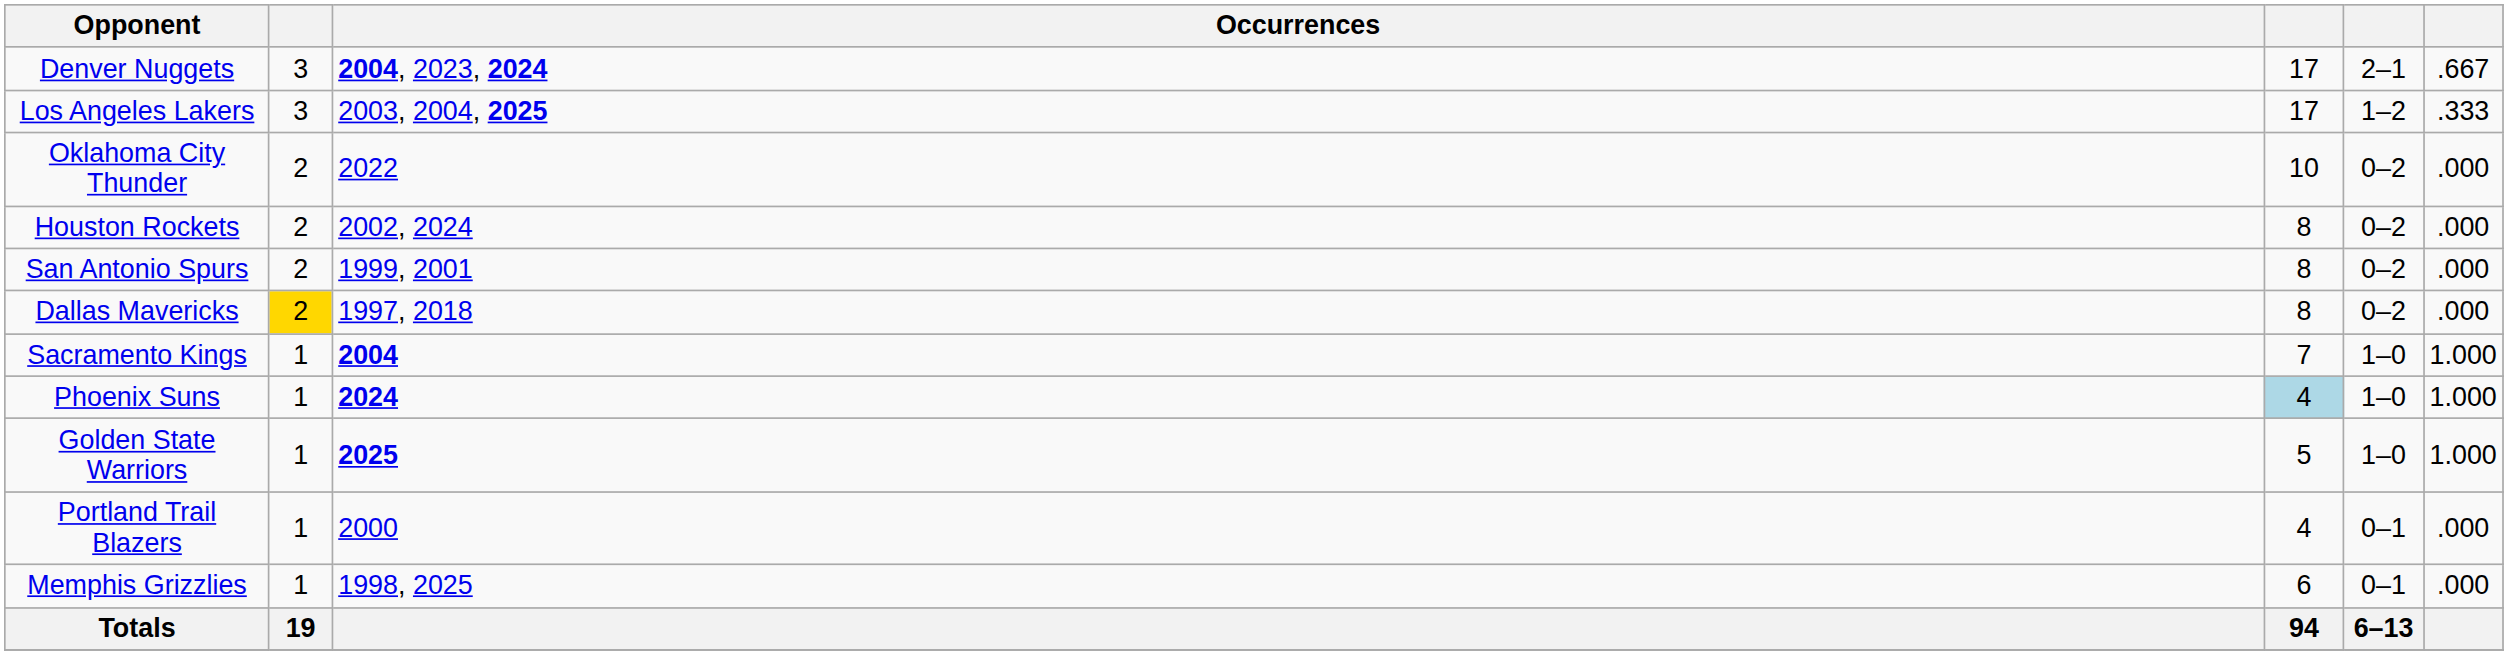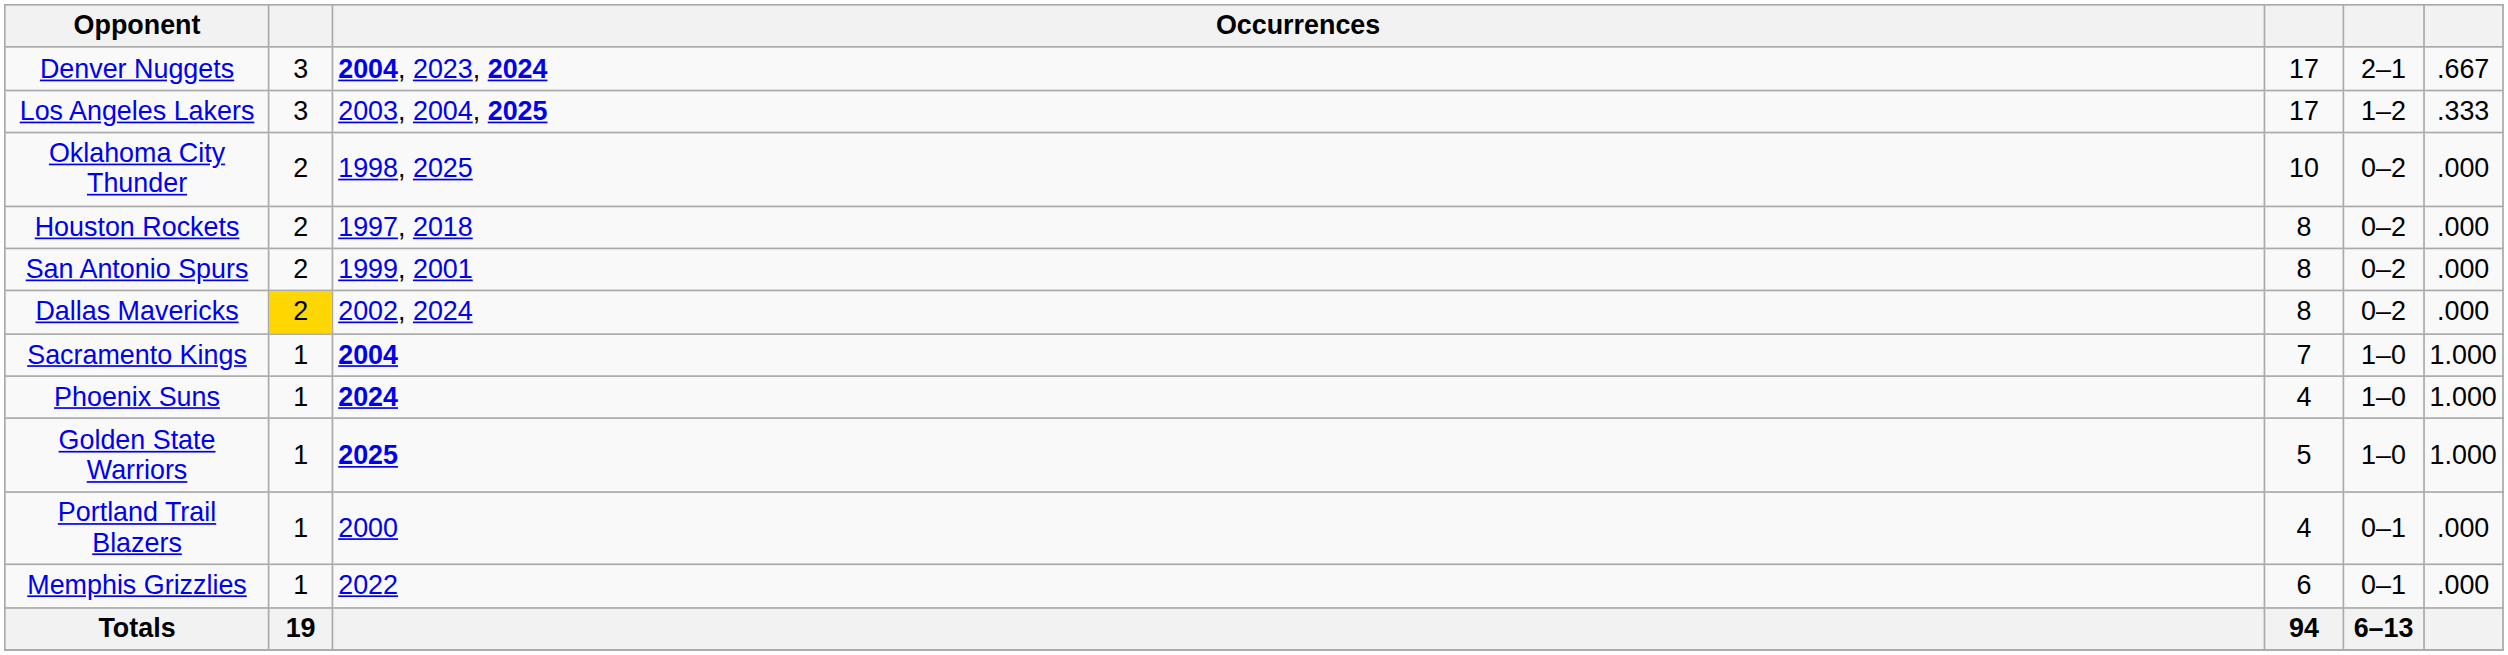(368, 168) 2022 -> (405, 168) 1998, 2025
(405, 226) 2002, 2024 -> (405, 226) 1997, 2018
(405, 311) 1997, 2018 -> (405, 311) 2002, 2024
(2304, 397) lightblue background -> (2304, 397) no background
(405, 585) 1998, 2025 -> (368, 585) 2022
